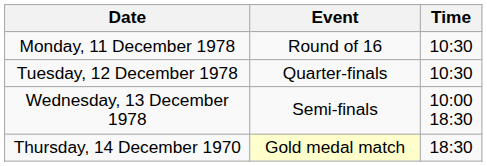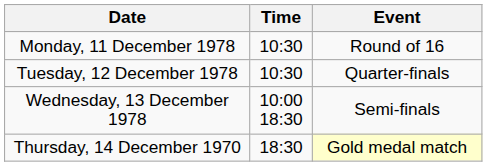columns swapped: (451, 18) <-> (335, 18)
